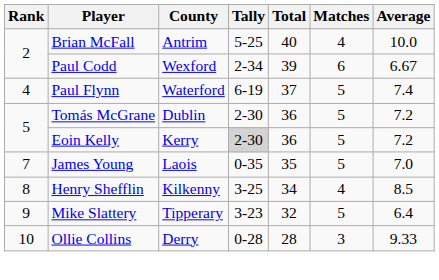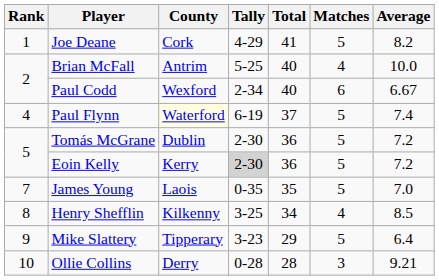+ row: (84, 41)
(289, 66) 39 -> (289, 90) 40
(194, 90) no background -> (194, 115) lightyellow background
(289, 213) 32 -> (289, 238) 29
(403, 238) 9.33 -> (403, 262) 9.21
